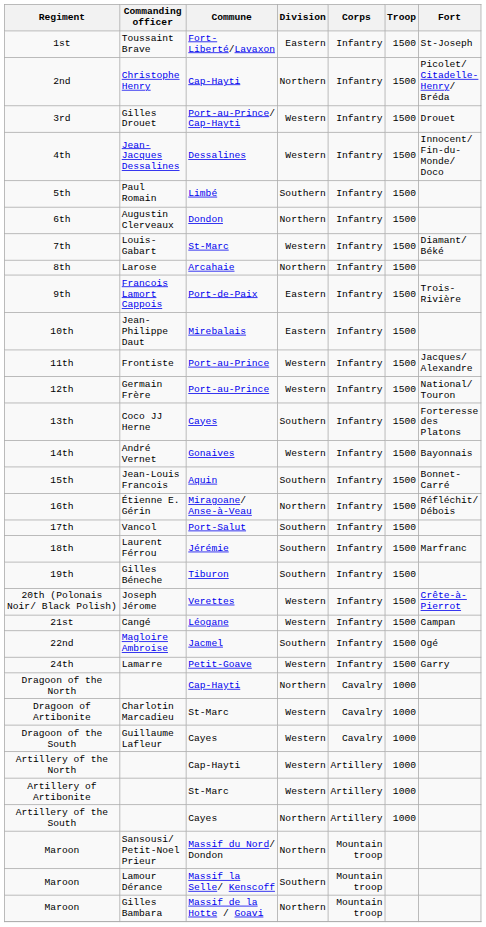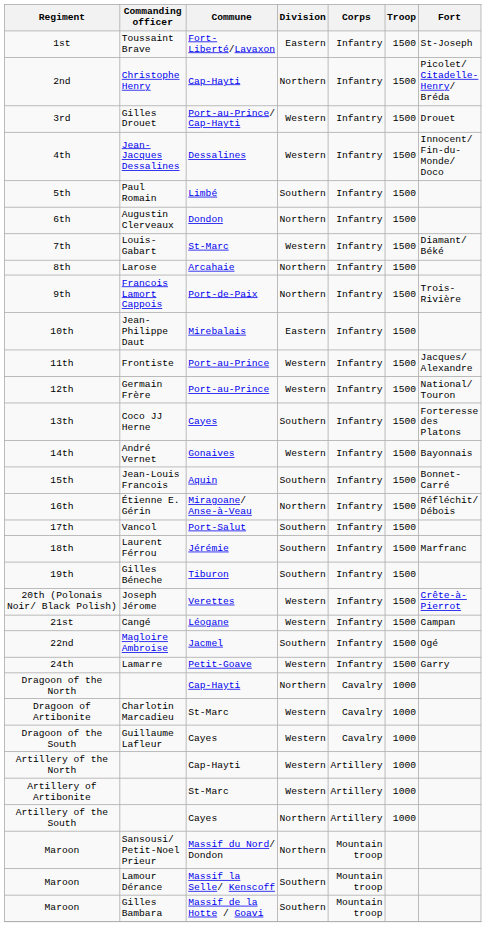(306, 294) Eastern -> (303, 294) Northern
(303, 909) Northern -> (303, 909) Southern
